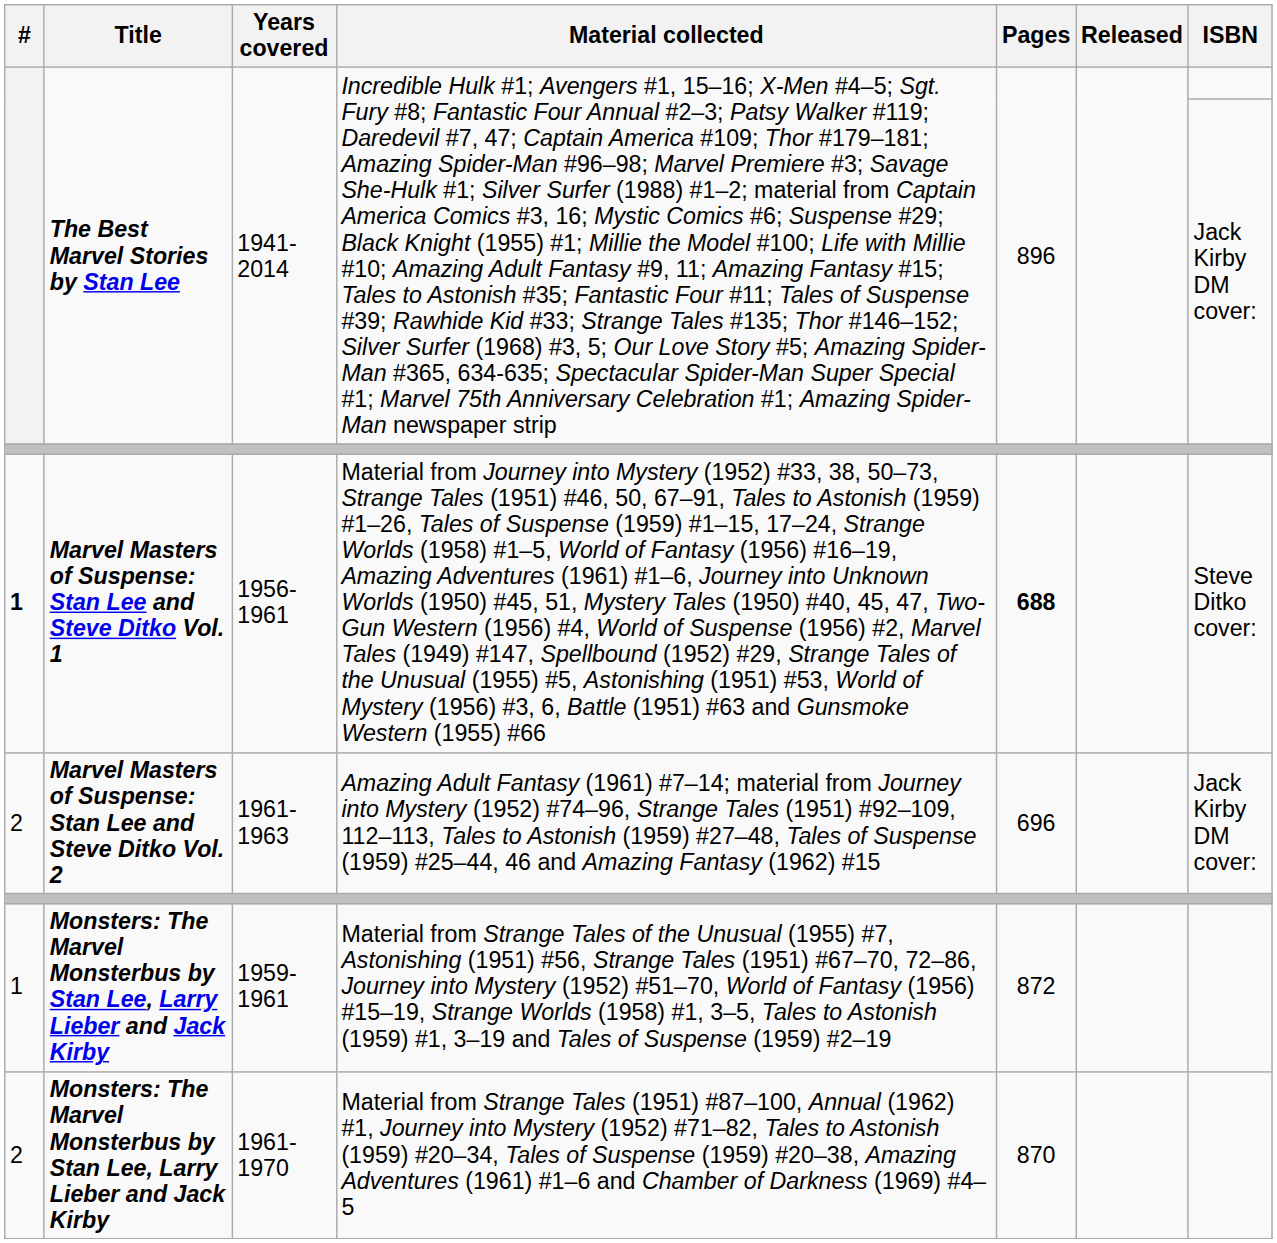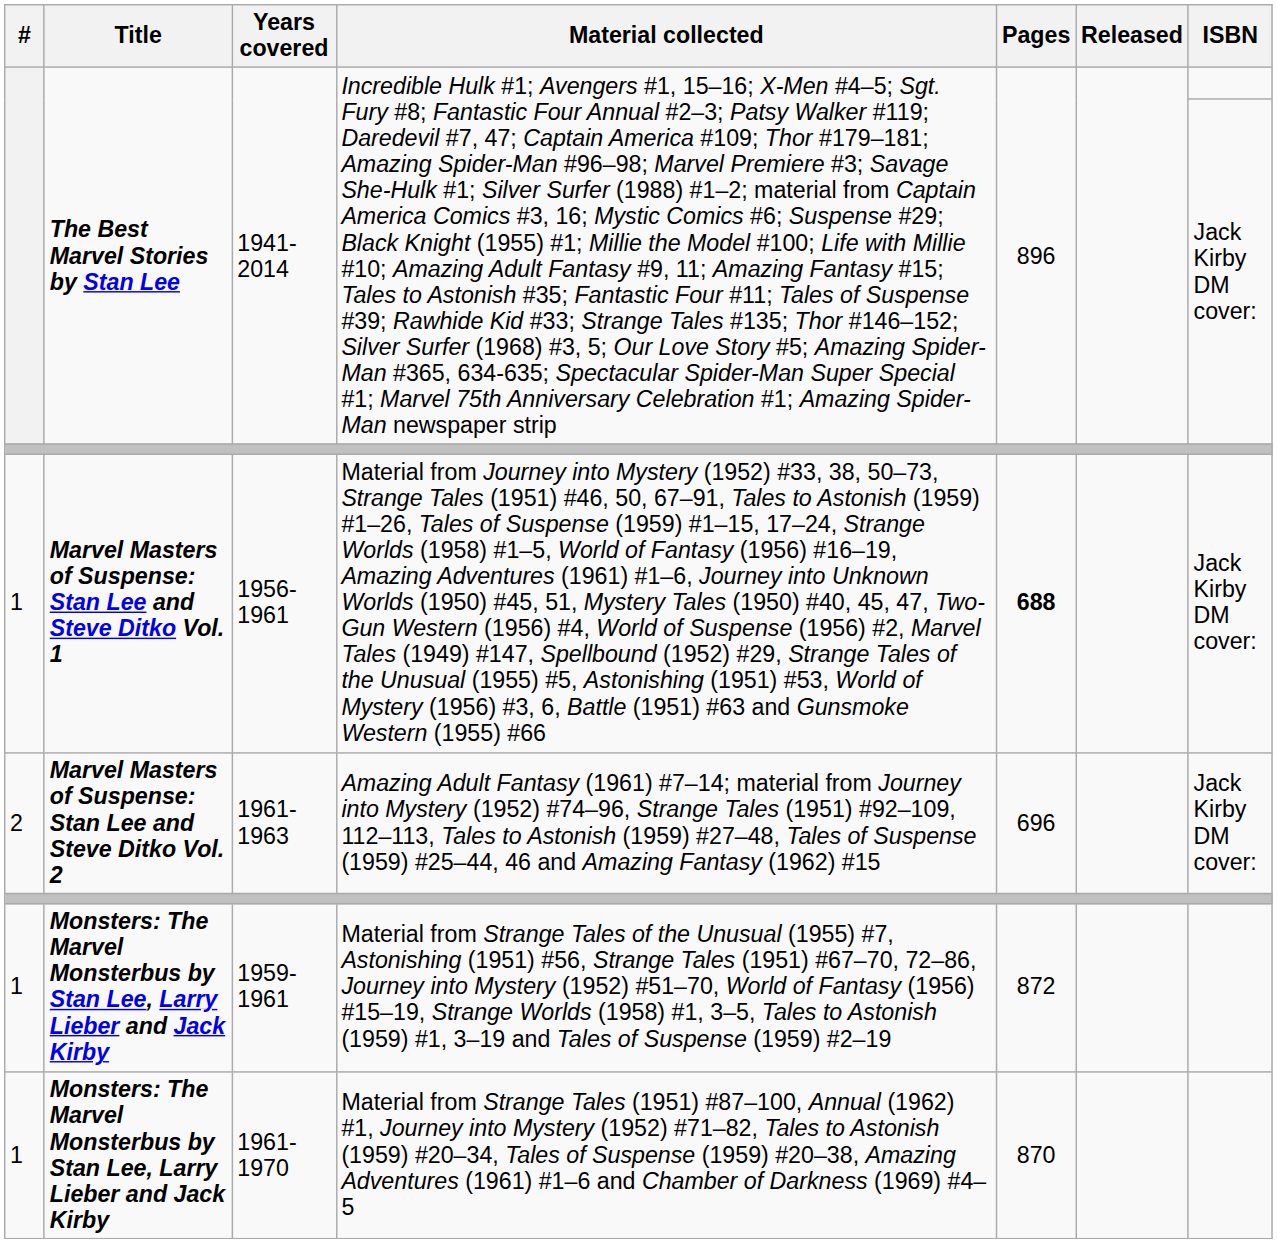(17, 603) bold -> (17, 603) normal
(1225, 603) Steve Ditko cover: -> (1225, 603) Jack Kirby DM cover:
(17, 1154) 2 -> (17, 1154) 1
